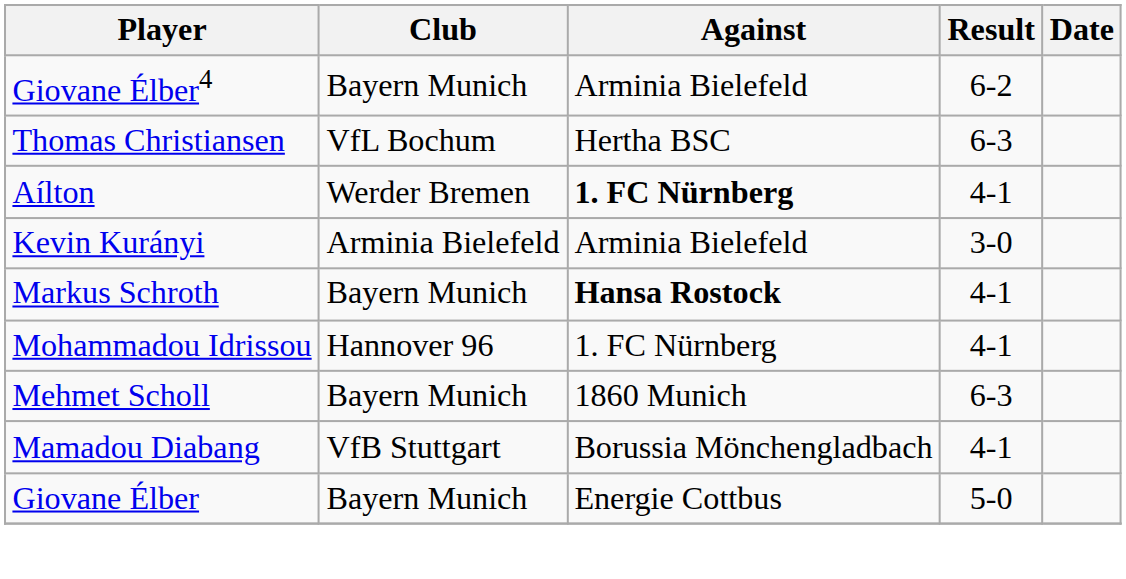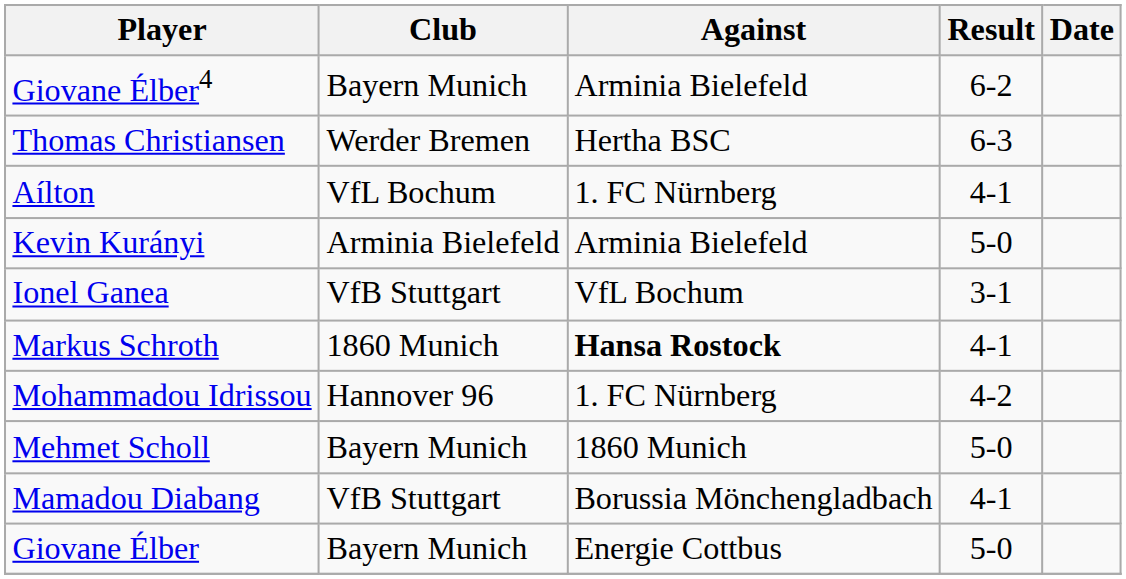(411, 140) VfL Bochum -> (428, 140) Werder Bremen
(428, 191) Werder Bremen -> (411, 191) VfL Bochum
(684, 191) bold -> (675, 191) normal
(991, 242) 3-0 -> (991, 242) 5-0
+ row: (91, 293)
(427, 293) Bayern Munich -> (413, 344) 1860 Munich
(991, 344) 4-1 -> (991, 395) 4-2
(991, 395) 6-3 -> (991, 446) 5-0
